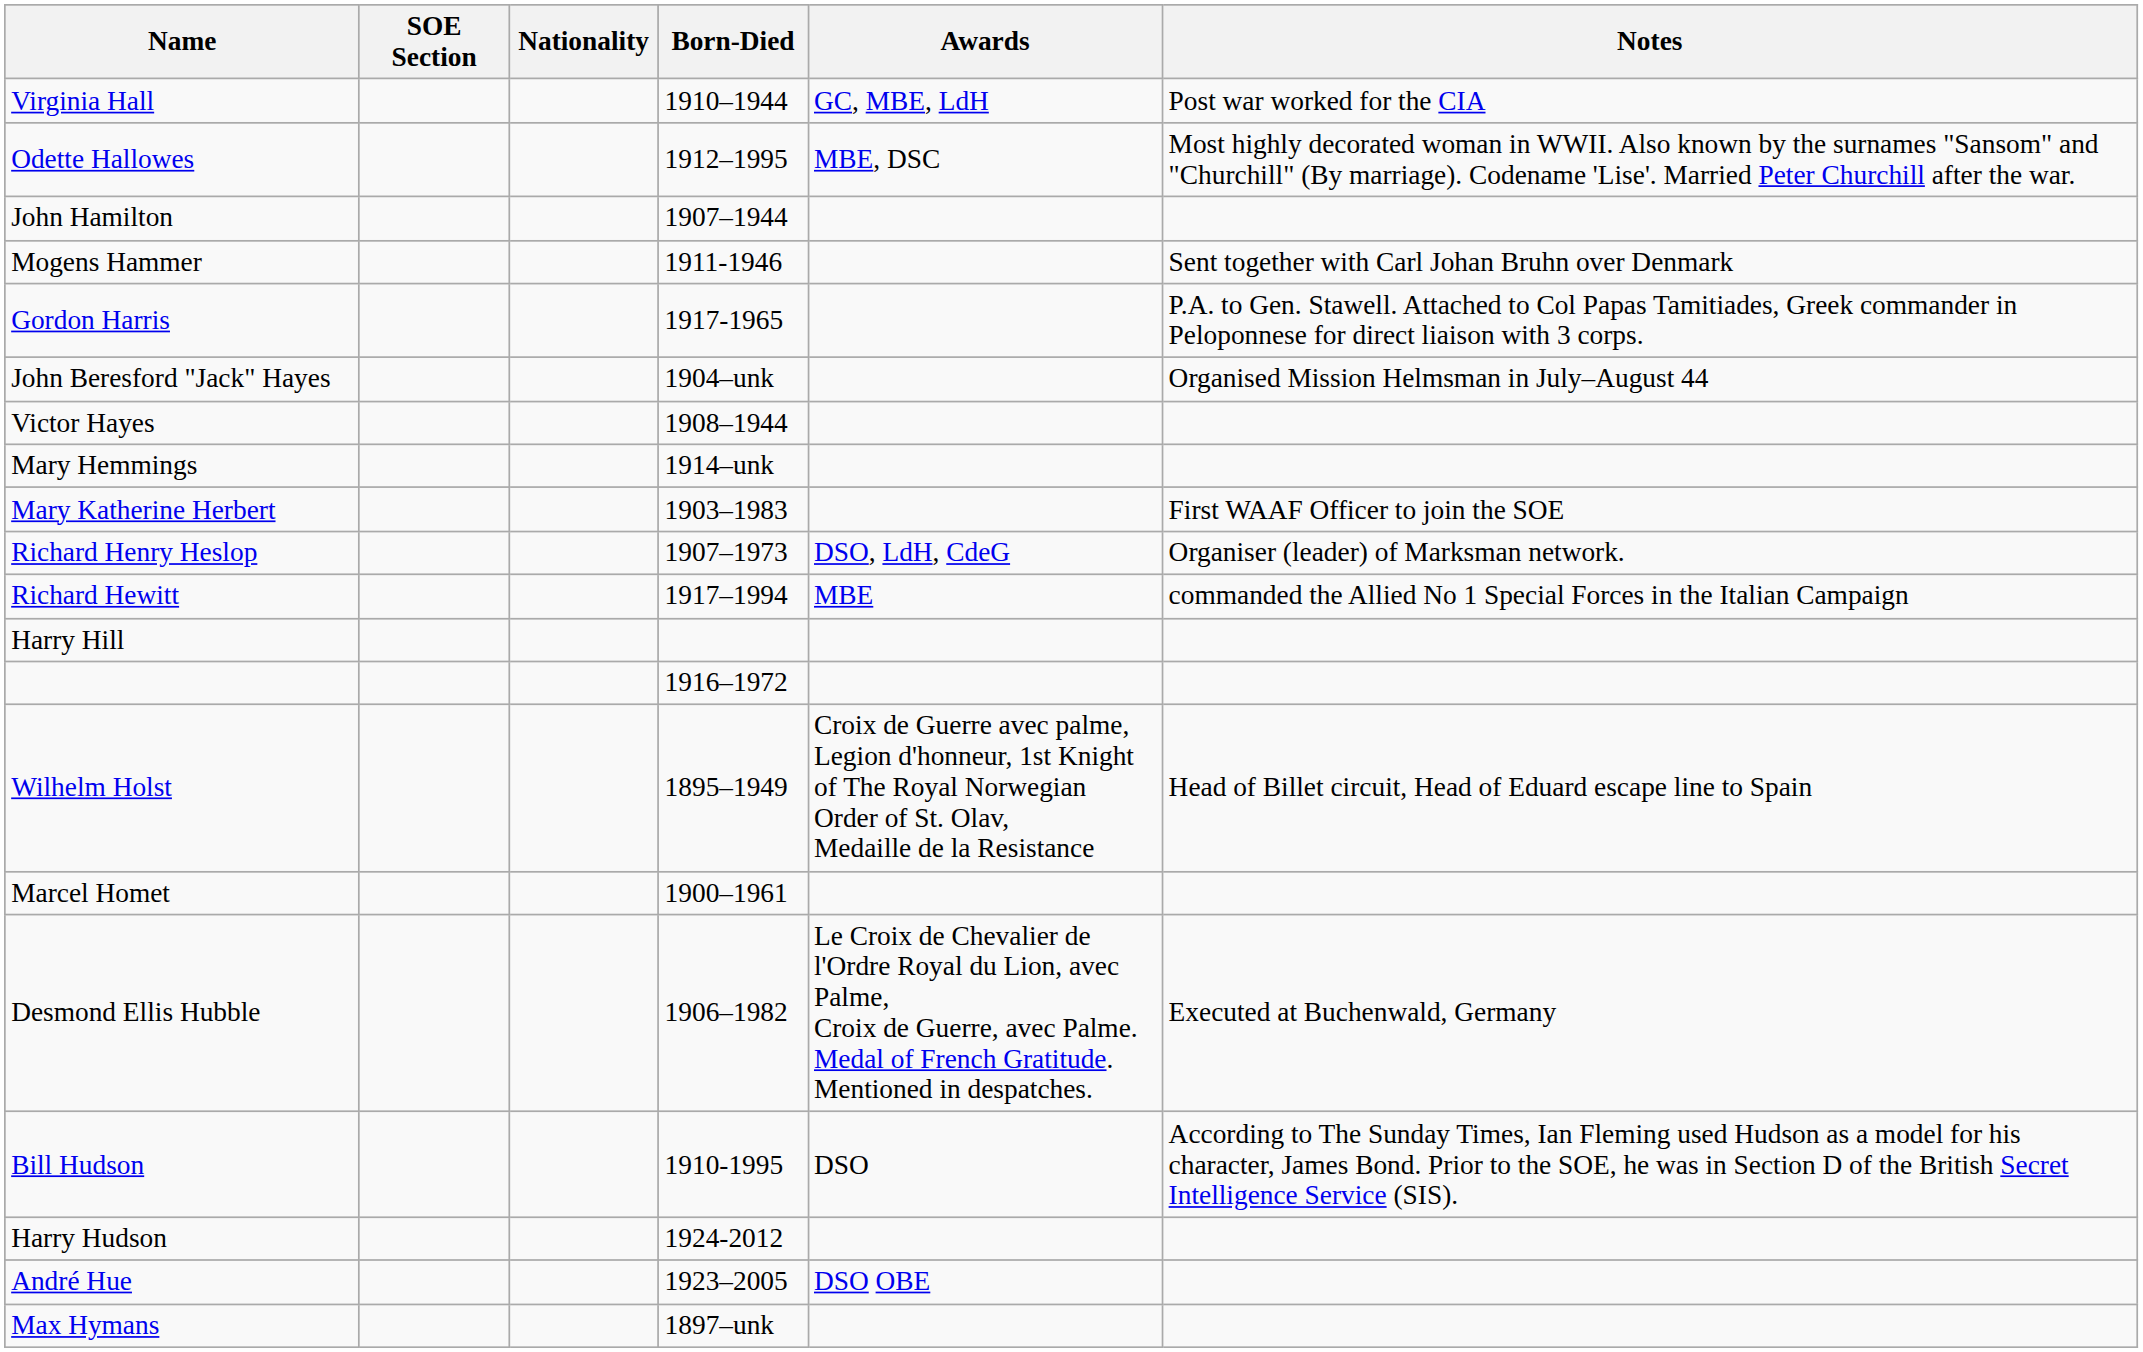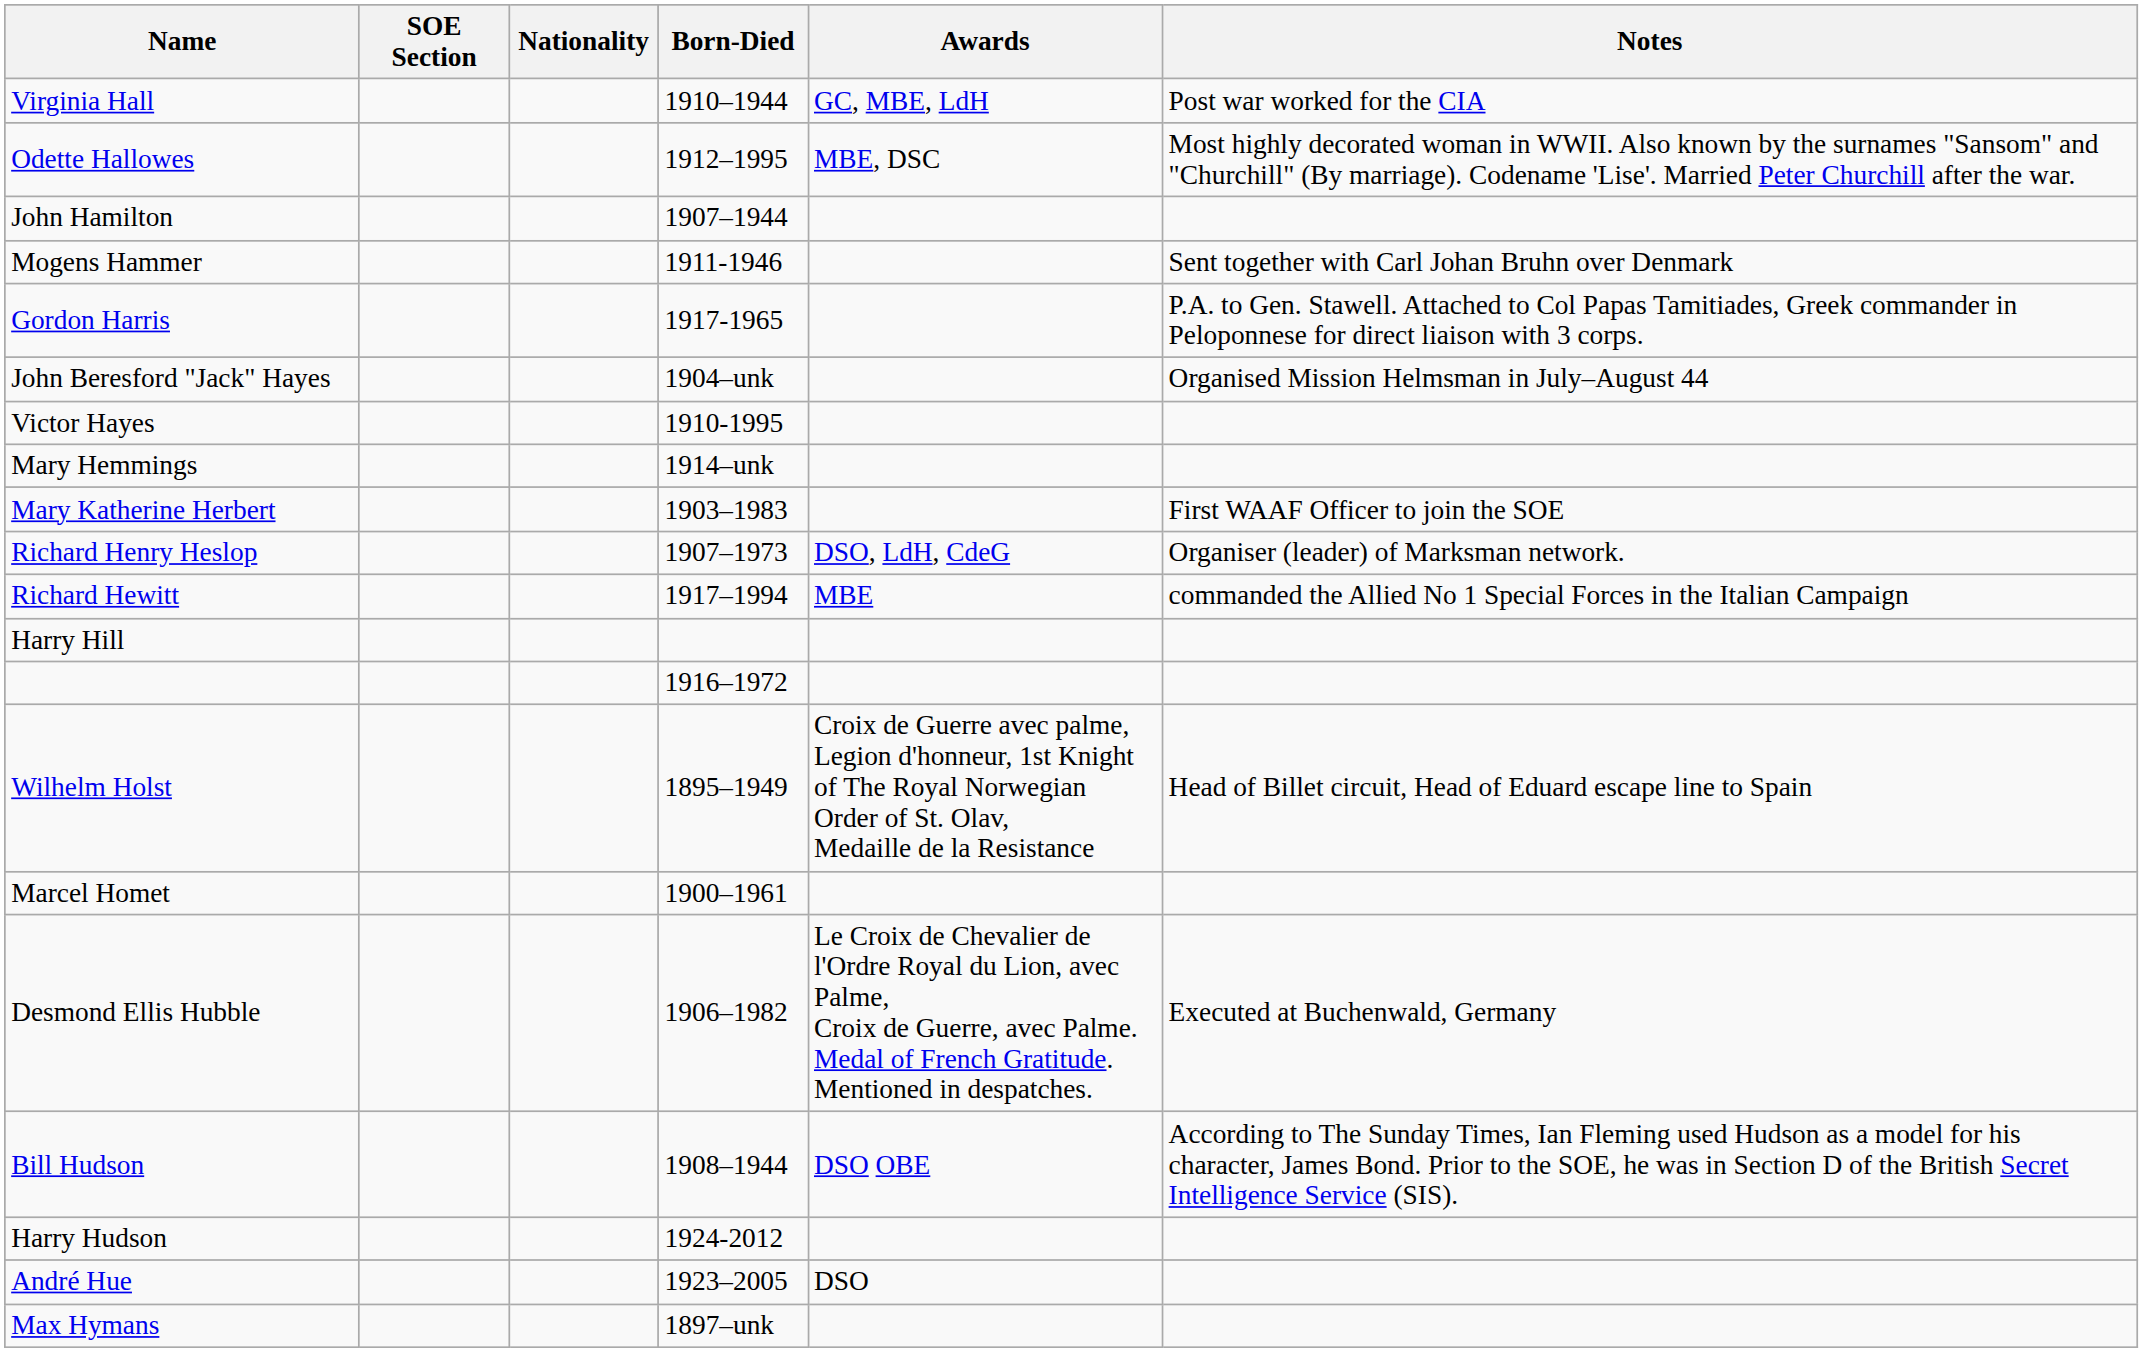(726, 422) 1908–1944 -> (724, 422) 1910-1995
(724, 1163) 1910-1995 -> (726, 1163) 1908–1944
(841, 1163) DSO -> (872, 1163) DSO OBE
(872, 1281) DSO OBE -> (841, 1281) DSO
